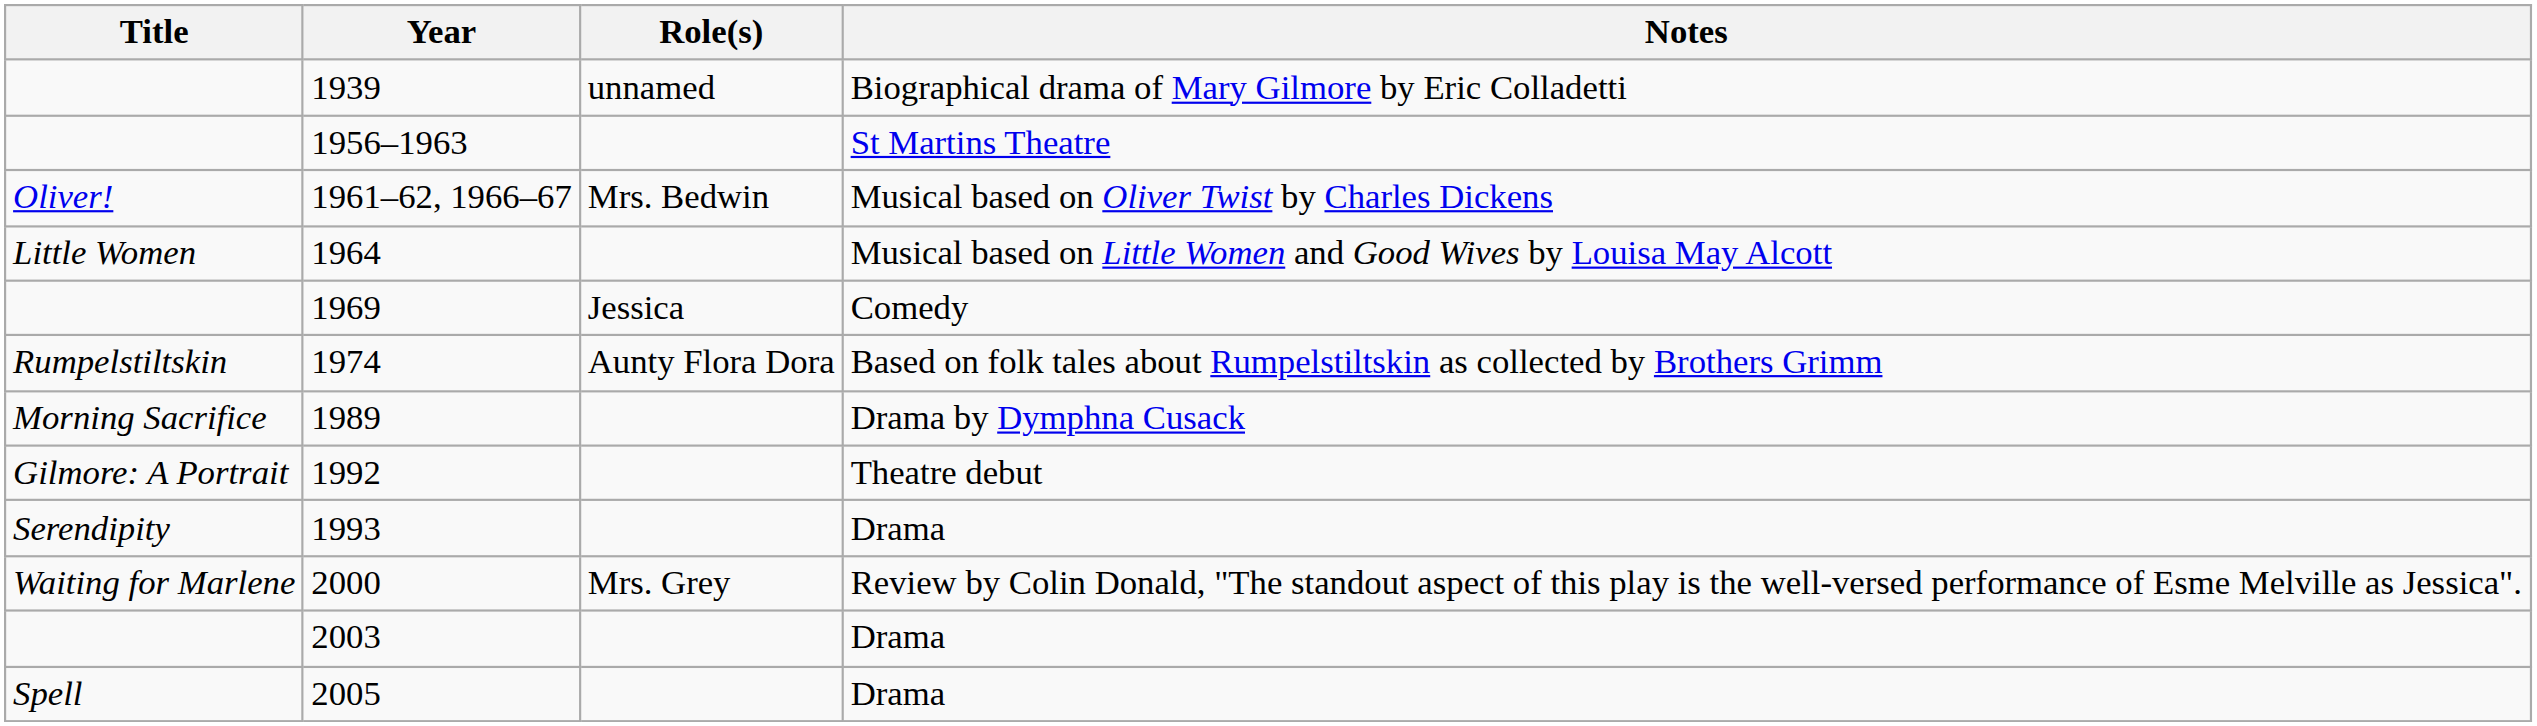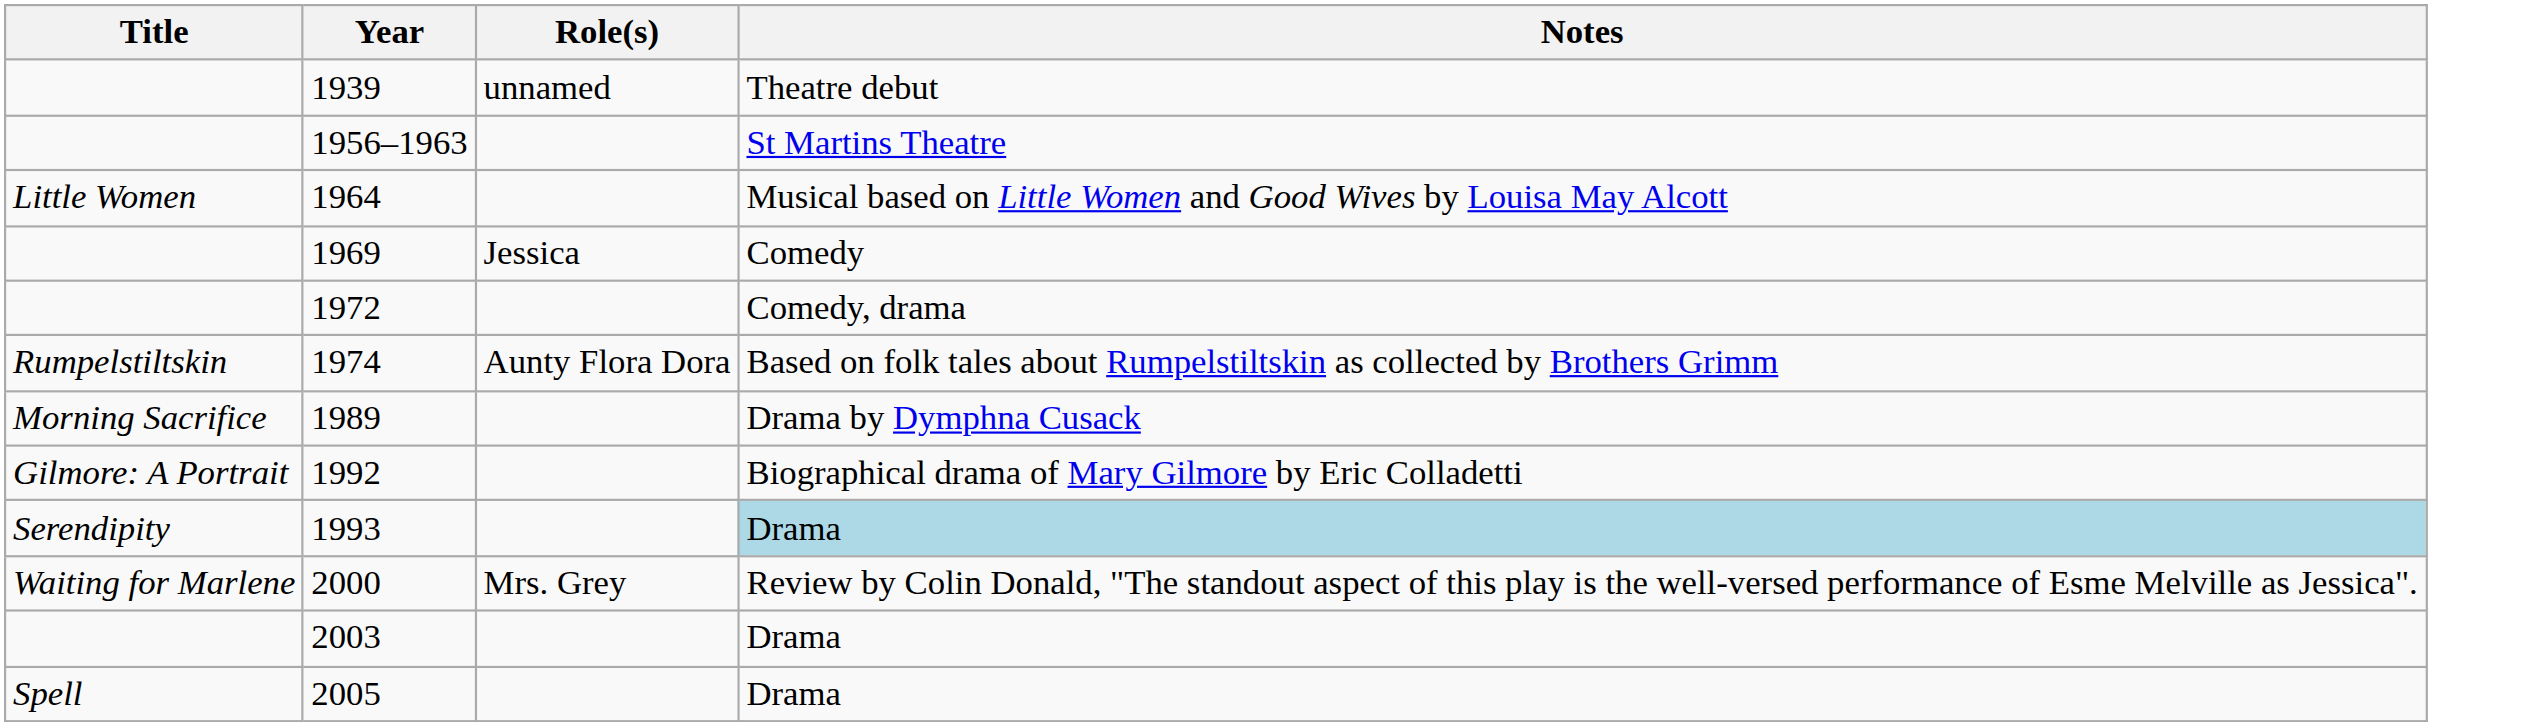(1239, 87) Biographical drama of Mary Gilmore by Eric Colladetti -> (842, 87) Theatre debut
- row: (442, 197)
+ row: (346, 307)
(947, 472) Theatre debut -> (1135, 472) Biographical drama of Mary Gilmore by Eric Colladetti
(898, 527) no background -> (794, 527) lightblue background
